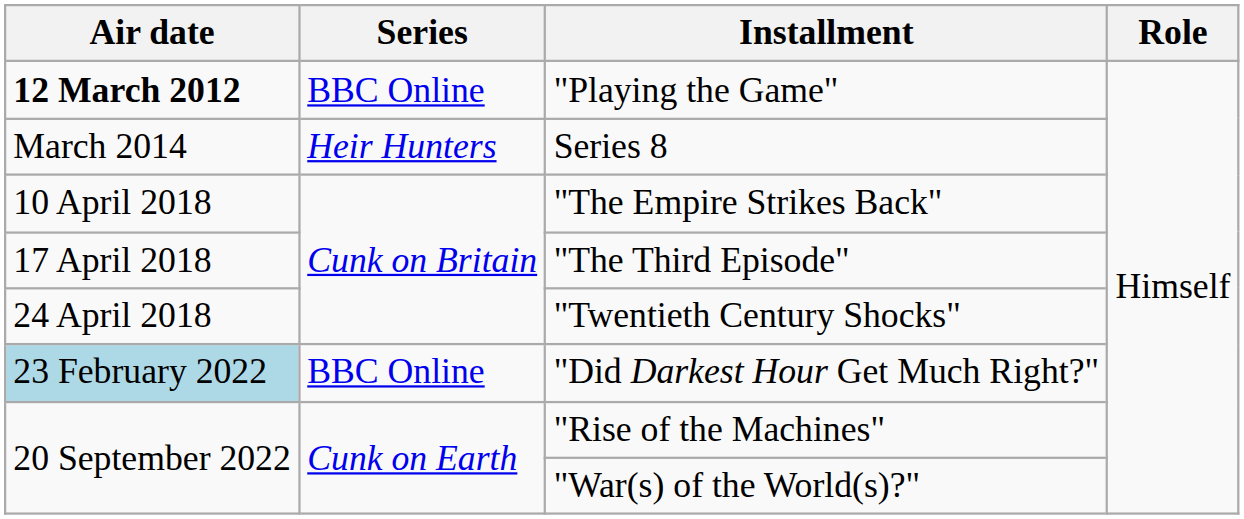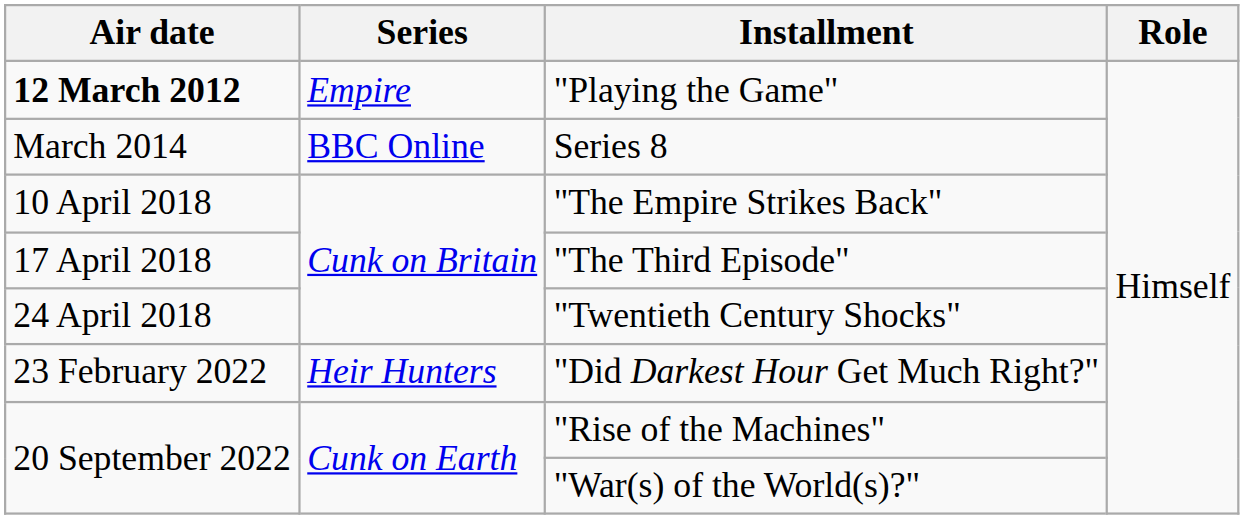(396, 89) BBC Online -> (359, 89) Empire
(402, 145) Heir Hunters -> (396, 145) BBC Online
(140, 372) lightblue background -> (140, 372) no background
(396, 372) BBC Online -> (402, 372) Heir Hunters
